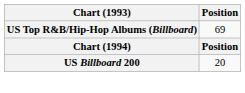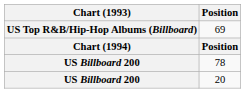+ row: (220, 63)
